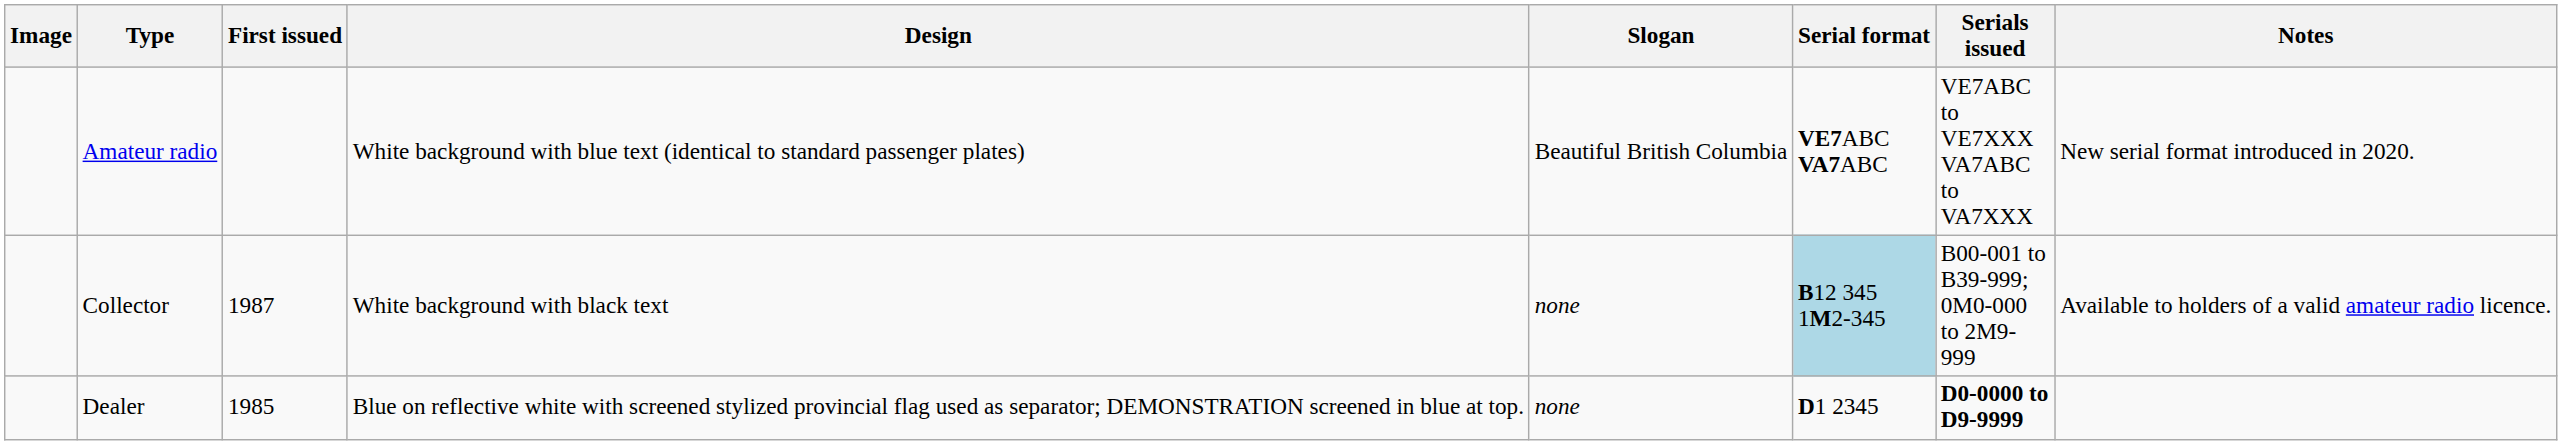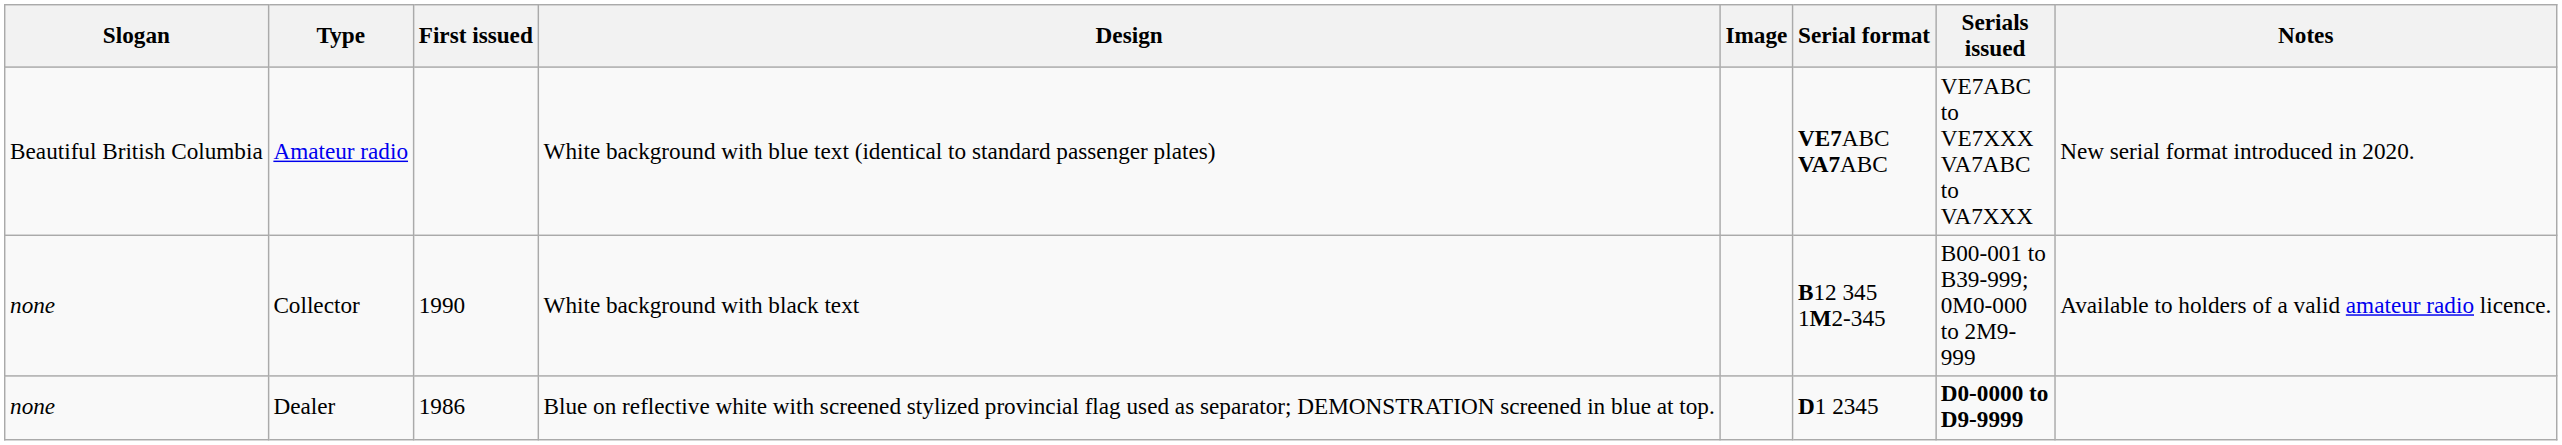columns swapped: (41, 35) <-> (1661, 35)
(251, 305) 1987 -> (442, 305) 1990
(1842, 305) lightblue background -> (1842, 305) no background
(251, 407) 1985 -> (442, 407) 1986
